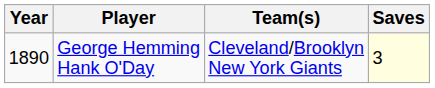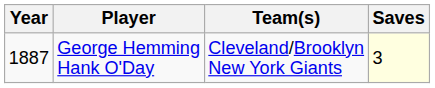(29, 57) 1890 -> (29, 57) 1887
